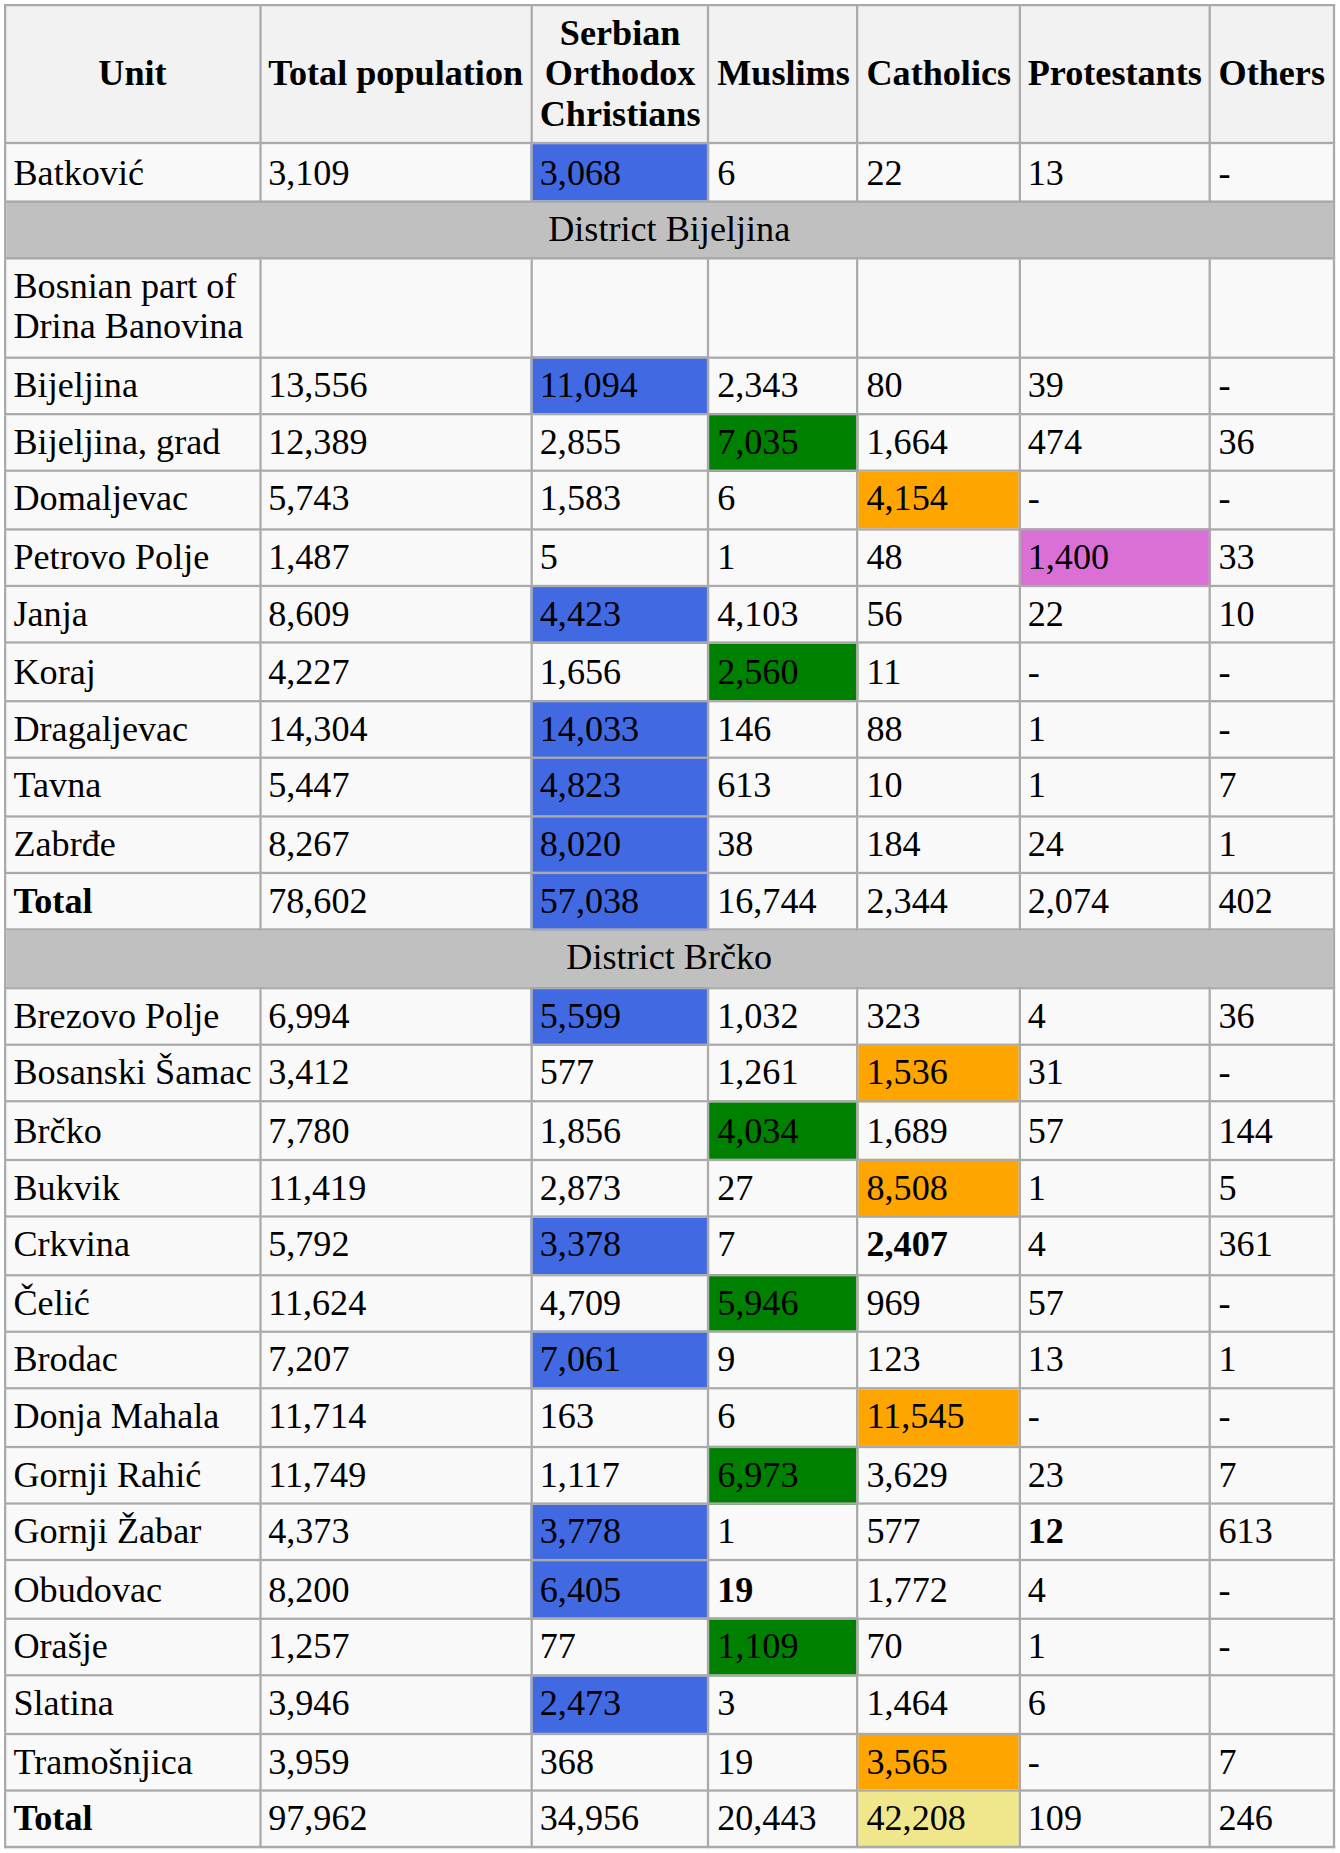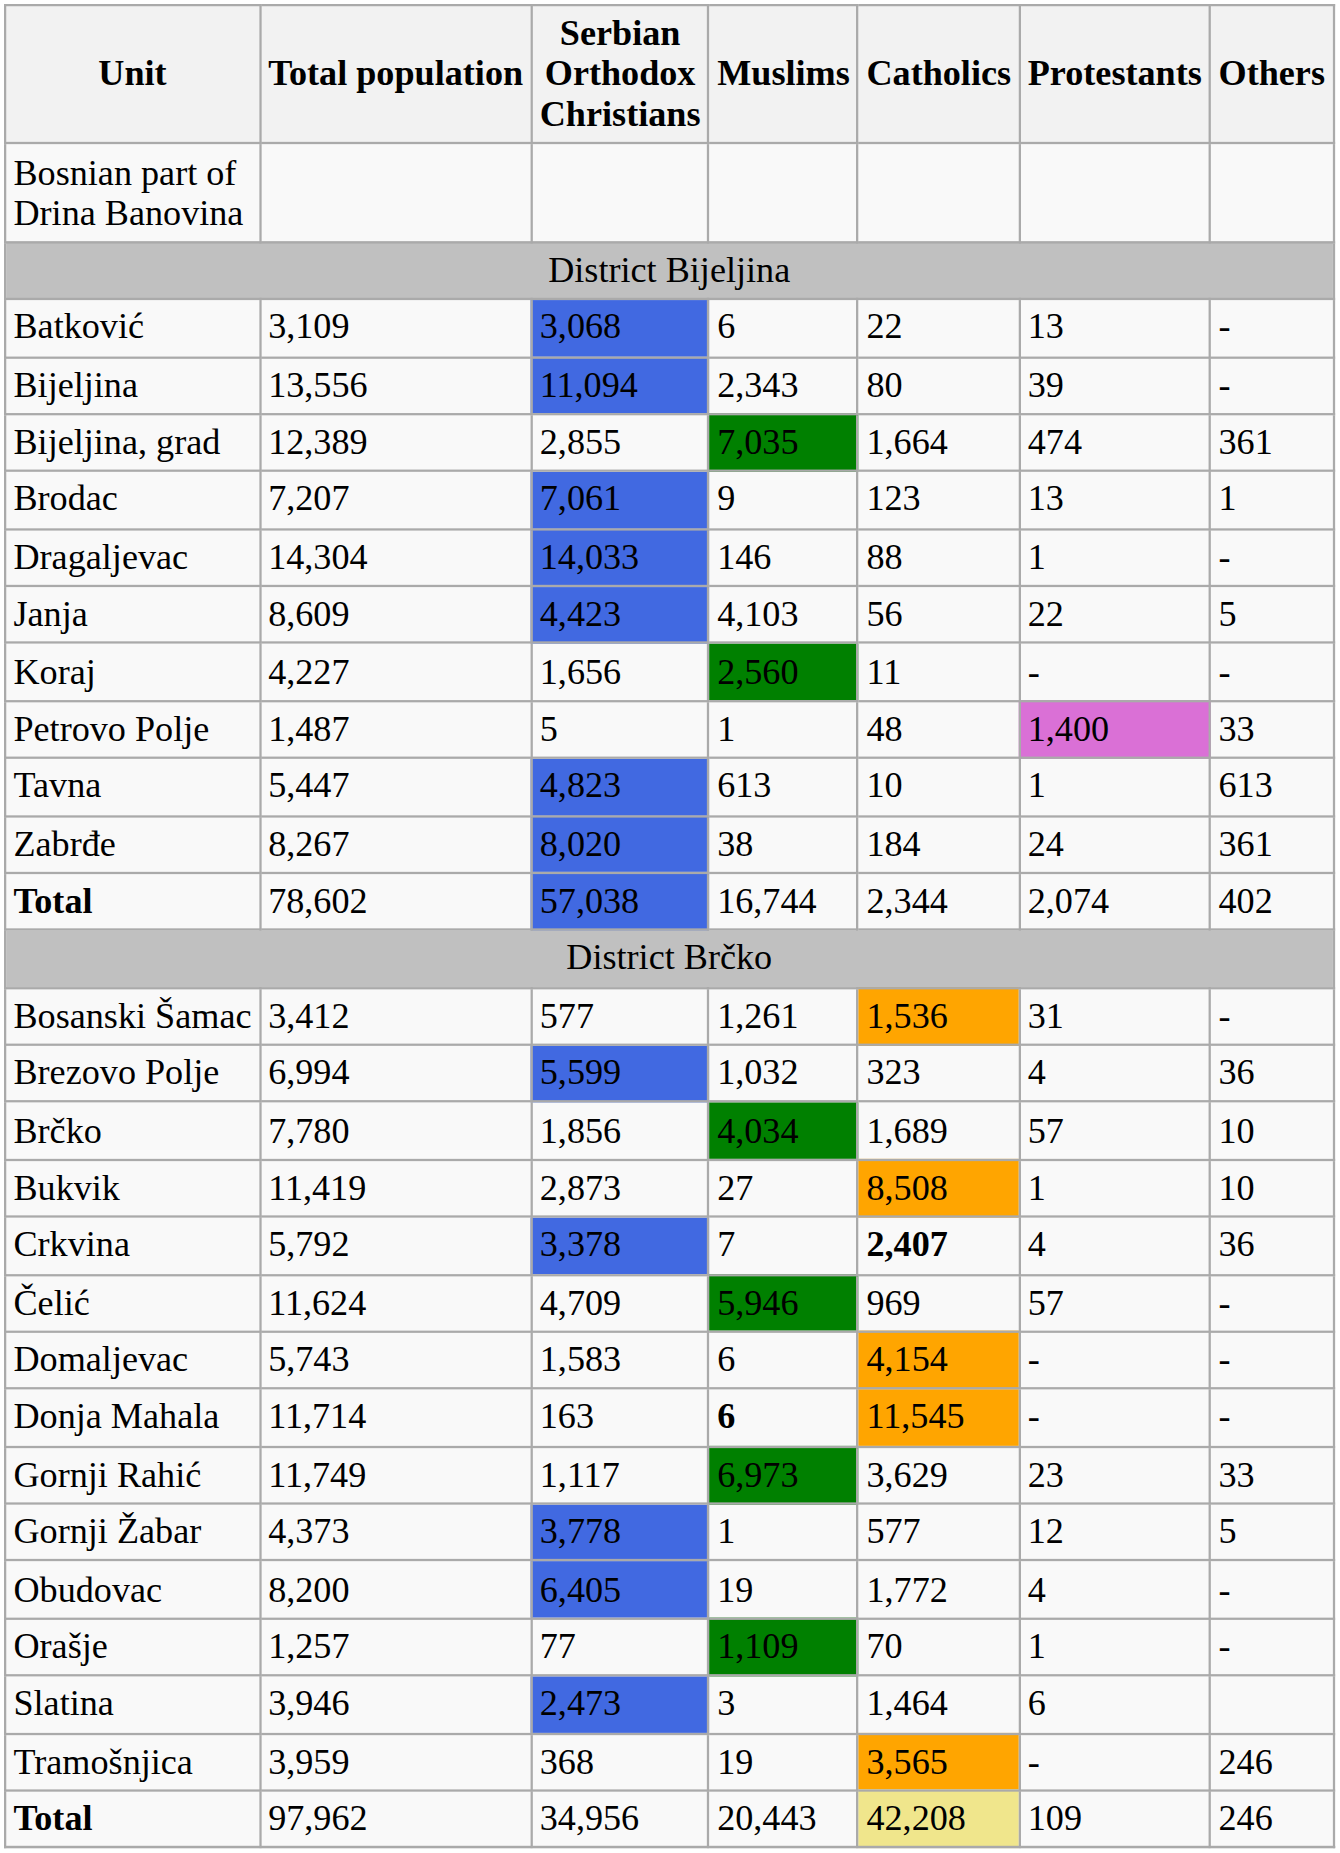rows swapped: (128, 306) <-> (79, 171)
(1237, 441) 36 -> (1246, 441) 361
rows swapped: (66, 1359) <-> (101, 499)
rows swapped: (101, 728) <-> (111, 556)
(1237, 613) 10 -> (1228, 613) 5
(1228, 786) 7 -> (1246, 786) 613
(1228, 843) 1 -> (1246, 843) 361
rows swapped: (132, 1072) <-> (116, 1015)
(1246, 1130) 144 -> (1237, 1130) 10
(1228, 1187) 5 -> (1237, 1187) 10
(1246, 1244) 361 -> (1237, 1244) 36
(726, 1416) normal -> (726, 1416) bold
(1228, 1474) 7 -> (1237, 1474) 33
(1046, 1531) bold -> (1046, 1531) normal
(1246, 1531) 613 -> (1228, 1531) 5
(735, 1588) bold -> (735, 1588) normal
(1228, 1760) 7 -> (1246, 1760) 246
